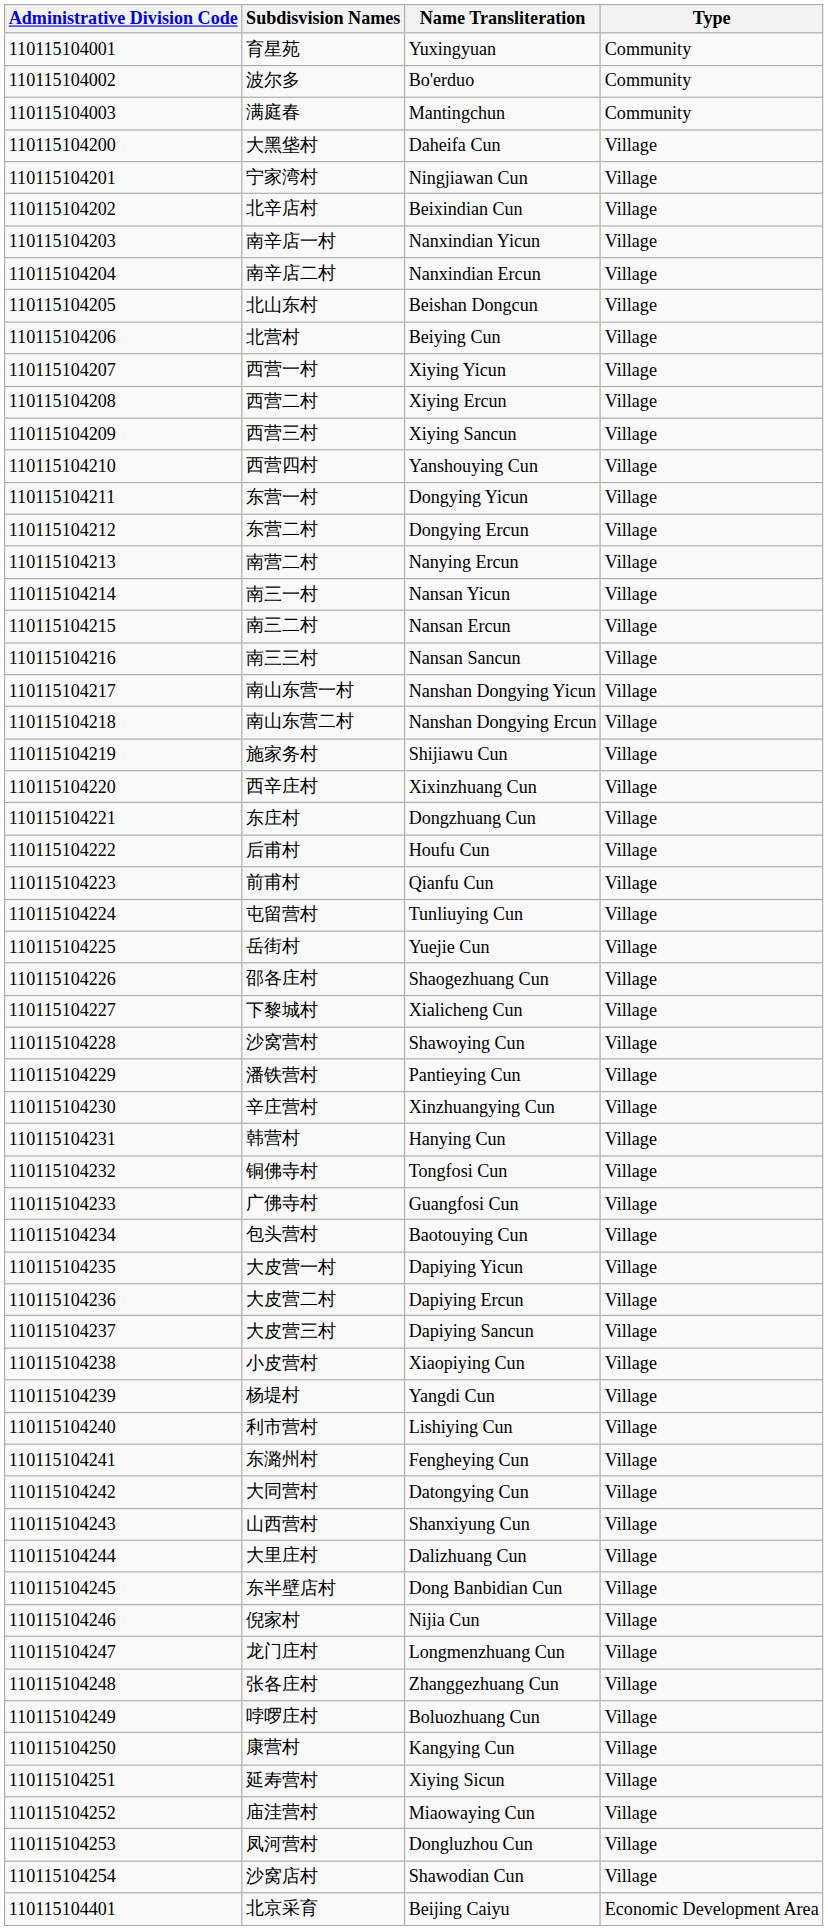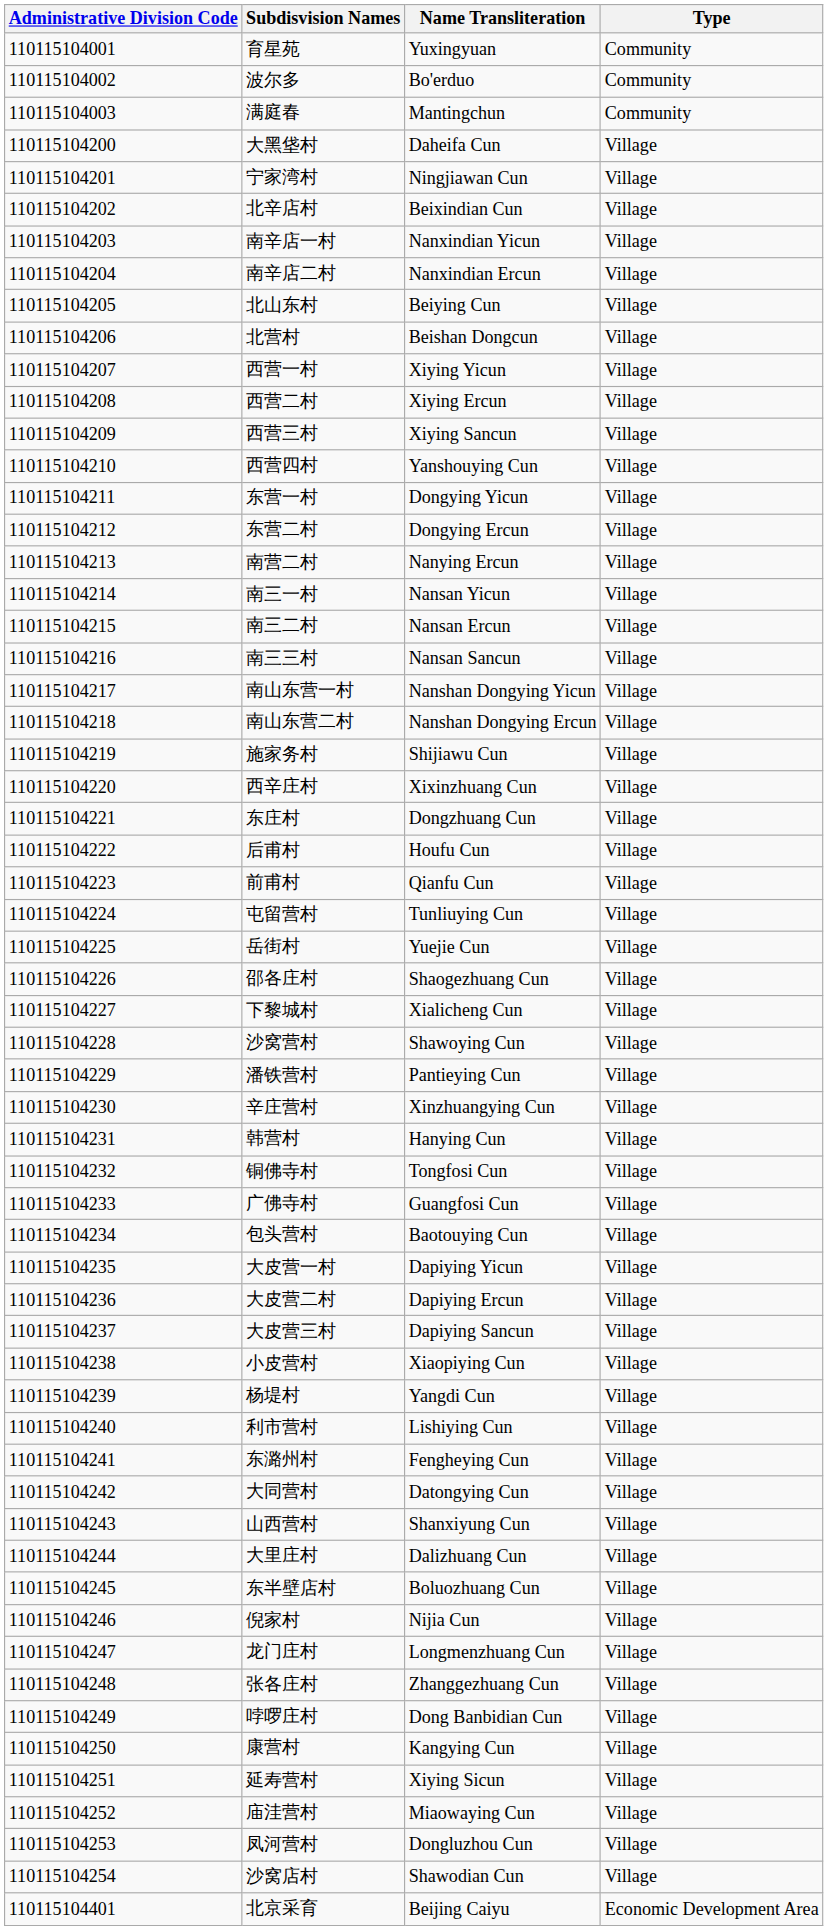(473, 305) Beishan Dongcun -> (455, 305) Beiying Cun
(455, 337) Beiying Cun -> (473, 337) Beishan Dongcun
(486, 1588) Dong Banbidian Cun -> (474, 1588) Boluozhuang Cun
(474, 1716) Boluozhuang Cun -> (486, 1716) Dong Banbidian Cun
